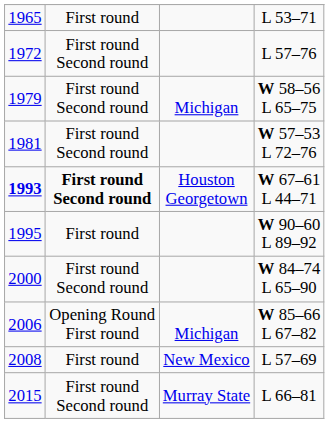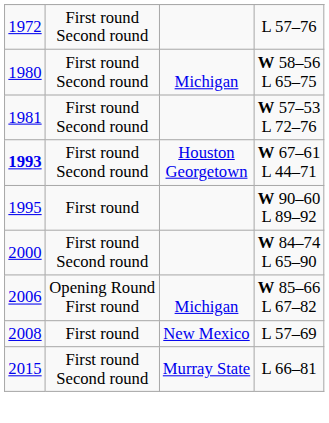- row: (289, 17)
(25, 98) 1979 -> (25, 72) 1980
(102, 188) bold -> (102, 162) normal
